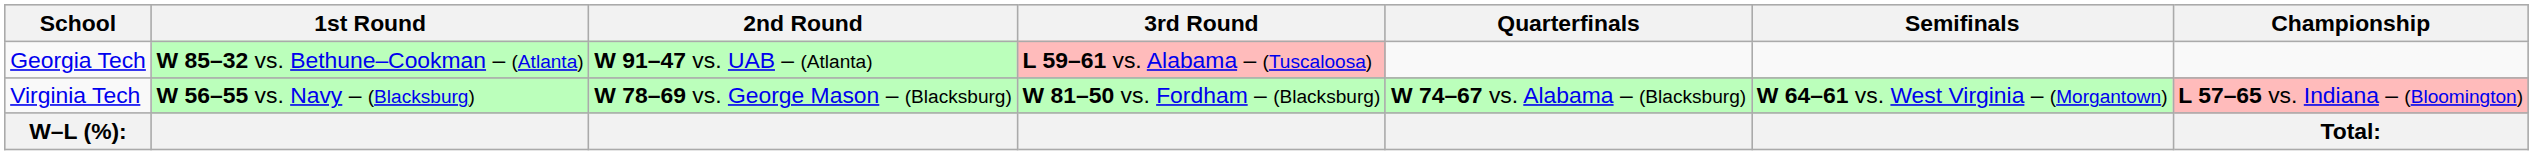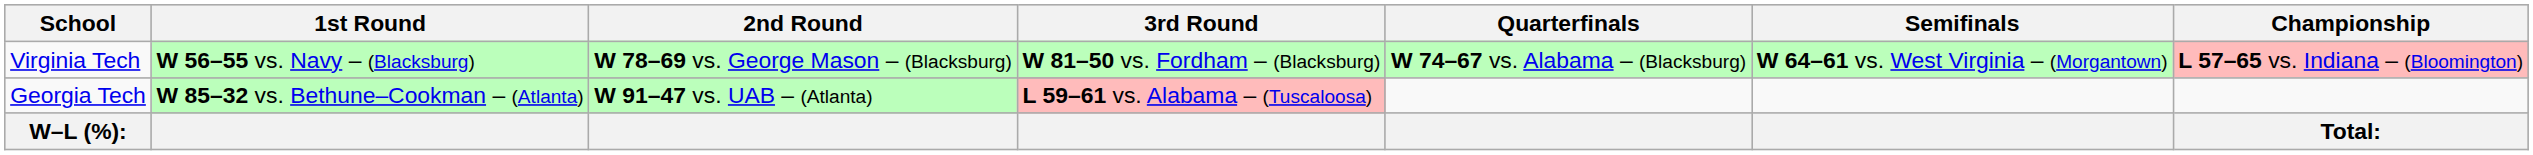rows swapped: (78, 59) <-> (75, 96)
